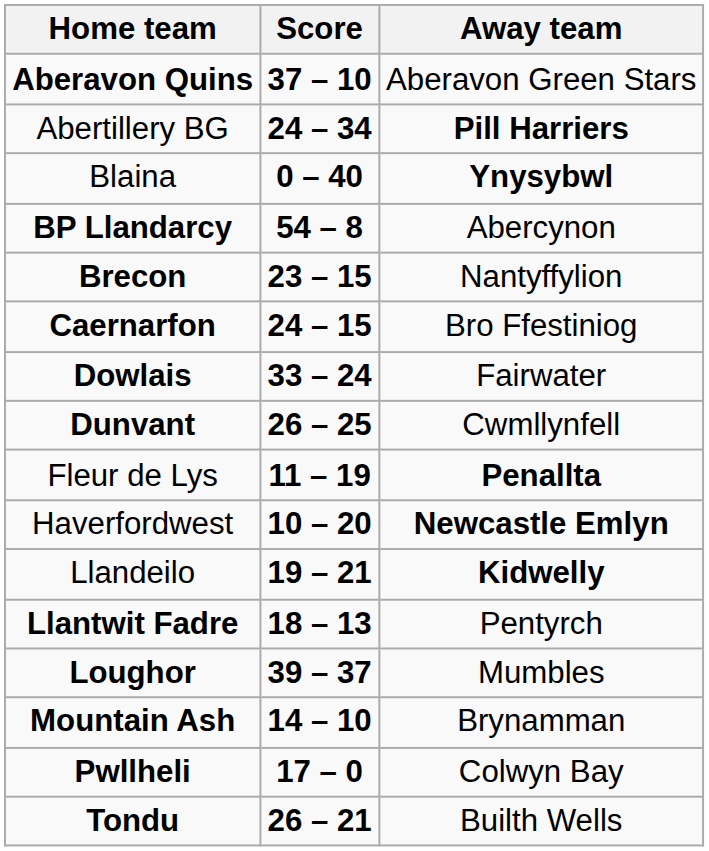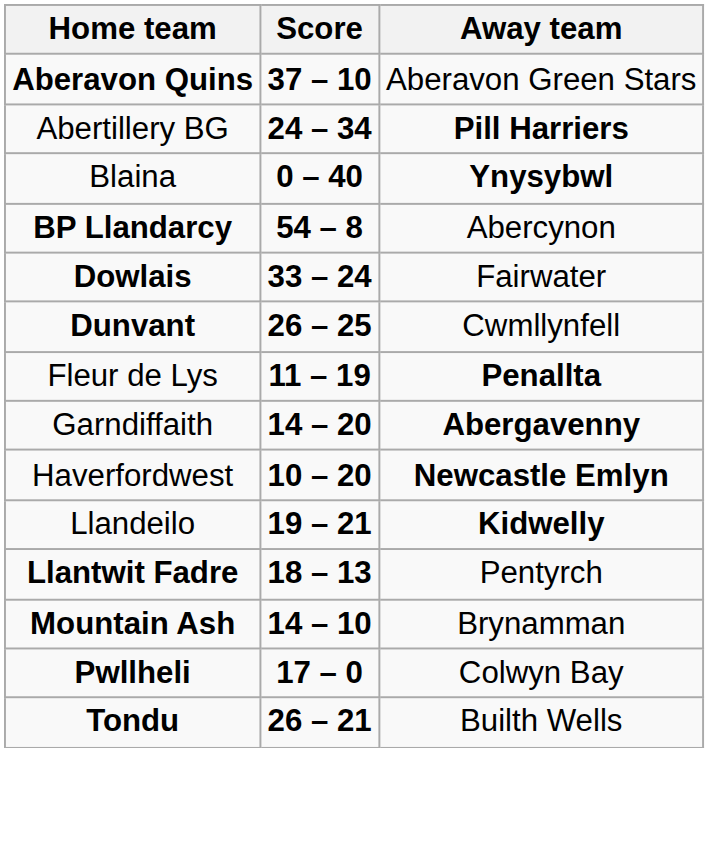- row: (133, 276)
- row: (133, 326)
+ row: (133, 425)
- row: (133, 672)
